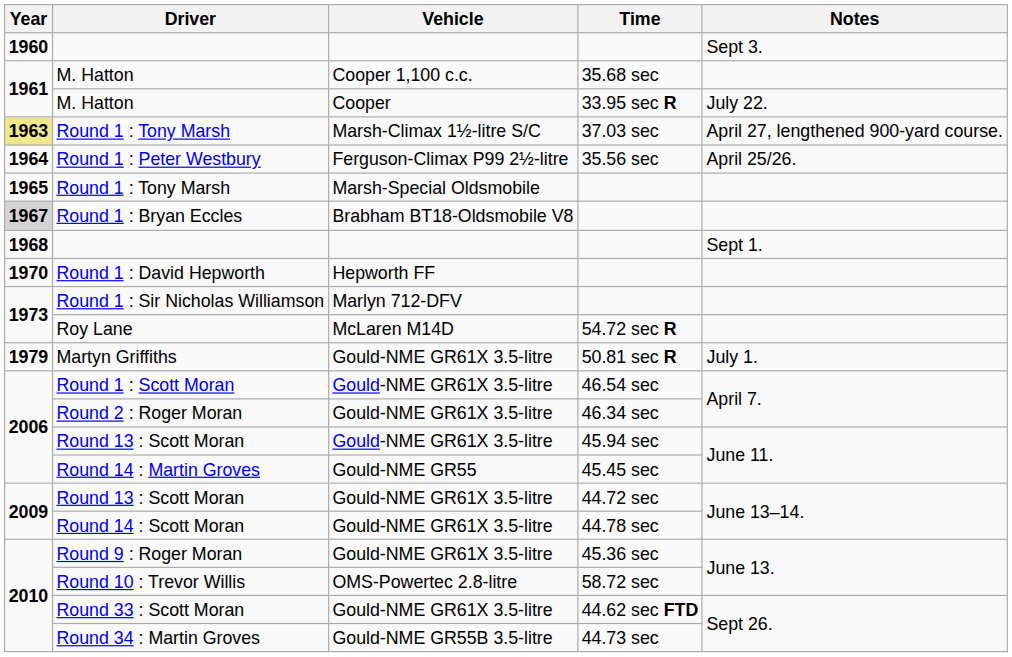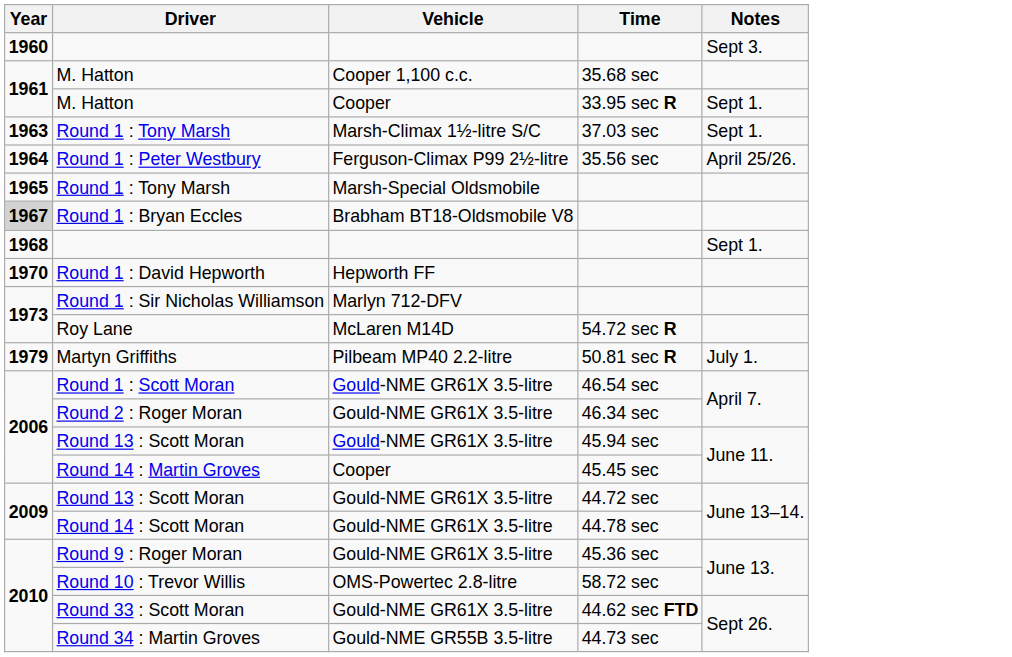(737, 103) July 22. -> (735, 103) Sept 1.
(28, 131) khaki background -> (28, 131) no background
(855, 131) April 27, lengthened 900-yard course. -> (735, 131) Sept 1.
(443, 357) Gould-NME GR61X 3.5-litre -> (422, 357) Pilbeam MP40 2.2-litre
(405, 469) Gould-NME GR55 -> (362, 469) Cooper
